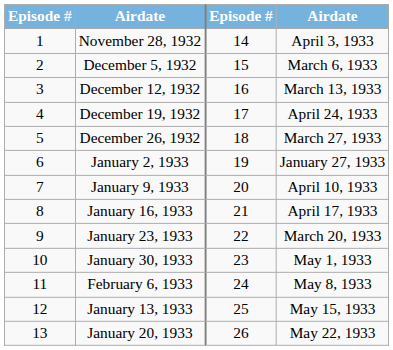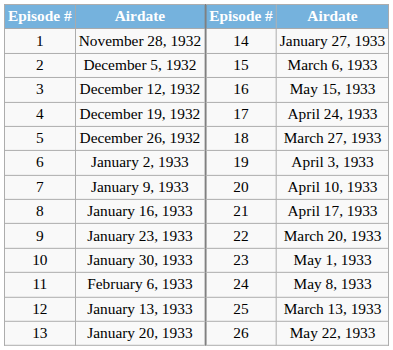(333, 41) April 3, 1933 -> (333, 41) January 27, 1933
(333, 89) March 13, 1933 -> (333, 89) May 15, 1933
(333, 162) January 27, 1933 -> (333, 162) April 3, 1933
(333, 308) May 15, 1933 -> (333, 308) March 13, 1933
